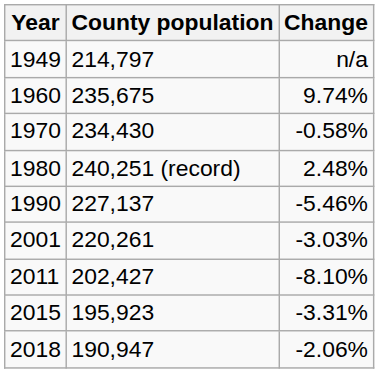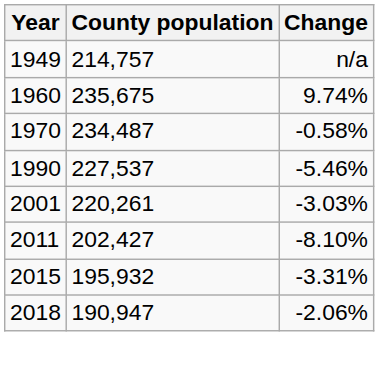(113, 58) 214,797 -> (113, 58) 214,757
(113, 131) 234,430 -> (113, 131) 234,487
- row: (35, 167)
(113, 204) 227,137 -> (113, 167) 227,537
(113, 312) 195,923 -> (113, 276) 195,932
